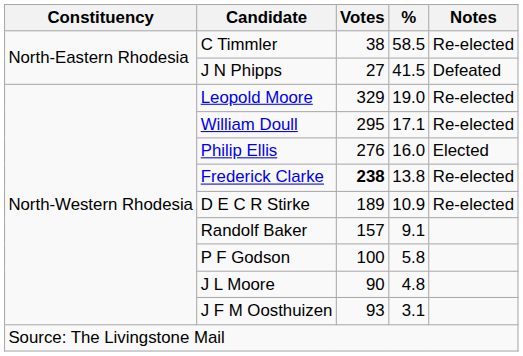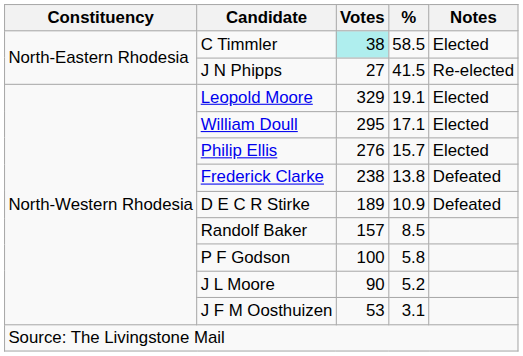(375, 44) no background -> (375, 44) paleturquoise background
(473, 44) Re-elected -> (461, 44) Elected
(467, 71) Defeated -> (473, 71) Re-elected
(409, 97) 19.0 -> (409, 97) 19.1
(473, 97) Re-elected -> (461, 97) Elected
(473, 124) Re-elected -> (461, 124) Elected
(409, 151) 16.0 -> (409, 151) 15.7
(371, 177) bold -> (371, 177) normal
(473, 177) Re-elected -> (467, 177) Defeated
(473, 204) Re-elected -> (467, 204) Defeated
(413, 230) 9.1 -> (413, 230) 8.5
(413, 284) 4.8 -> (413, 284) 5.2
(375, 310) 93 -> (375, 310) 53
